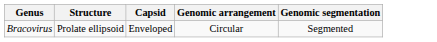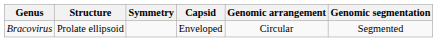+ column: (151, 12)
